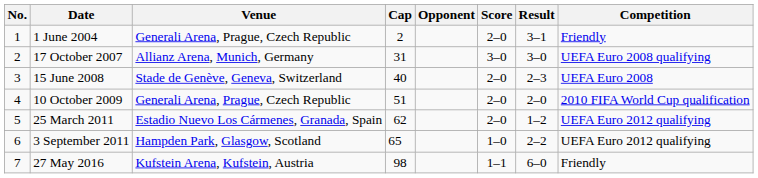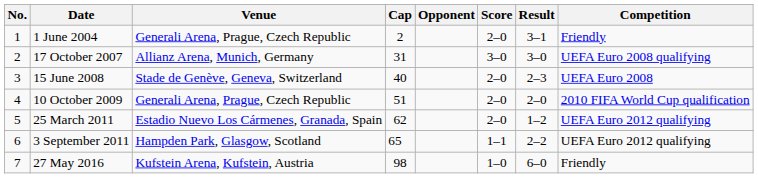(497, 141) 1–0 -> (497, 141) 1–1
(497, 162) 1–1 -> (497, 162) 1–0
